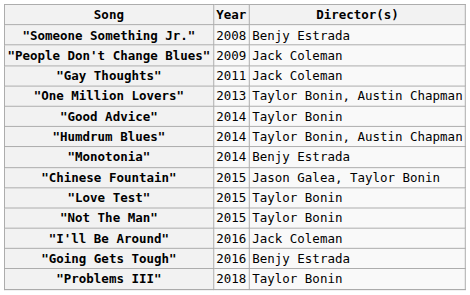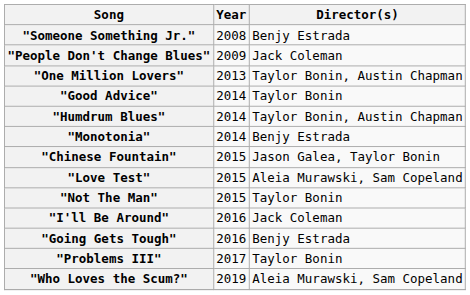- row: (109, 76)
(297, 198) Taylor Bonin -> (357, 177) Aleia Murawski, Sam Copeland
(231, 279) 2018 -> (231, 259) 2017
+ row: (109, 279)
